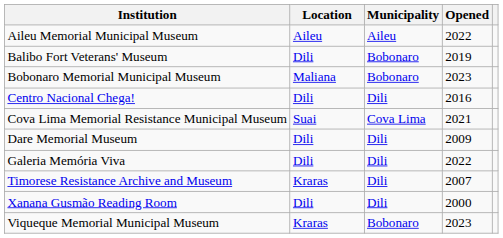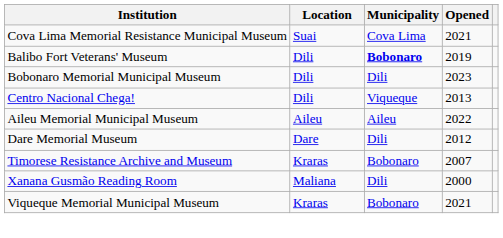rows swapped: (103, 35) <-> (147, 118)
(393, 56) normal -> (395, 56) bold
(314, 77) Maliana -> (303, 77) Dili
(393, 77) Bobonaro -> (377, 77) Dili
(377, 98) Dili -> (392, 98) Viqueque
(458, 98) 2016 -> (458, 98) 2013
(303, 139) Dili -> (306, 139) Dare
(458, 139) 2009 -> (458, 139) 2012
- row: (66, 160)
(377, 181) Dili -> (393, 160) Bobonaro
(303, 202) Dili -> (314, 181) Maliana
(458, 222) 2023 -> (458, 202) 2021
